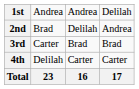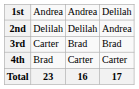(43, 28) Brad -> (48, 28) Delilah
(48, 60) Delilah -> (43, 60) Brad
